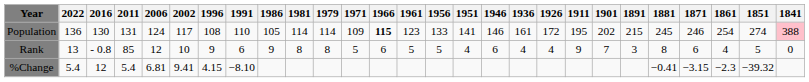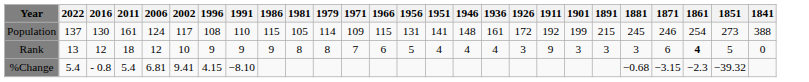- column: (411, 13)
(73, 31) 136 -> (73, 31) 137
(128, 31) 131 -> (128, 31) 161
(271, 31) 105 -> (271, 31) 115
(299, 31) 114 -> (299, 31) 105
(383, 31) bold -> (383, 31) normal
(439, 31) 133 -> (411, 31) 131
(495, 31) 146 -> (467, 31) 148
(579, 31) 195 -> (551, 31) 192
(606, 31) 202 -> (578, 31) 199
(758, 31) 274 -> (730, 31) 273
(790, 31) pink background -> (762, 31) no background
(101, 49) - 0.8 -> (101, 49) 12
(128, 49) 85 -> (128, 49) 18
(242, 49) 6 -> (242, 49) 9
(355, 49) 5 -> (355, 49) 7
(495, 49) 6 -> (467, 49) 4
(551, 49) 4 -> (523, 49) 3
(606, 49) 7 -> (578, 49) 3
(664, 49) 8 -> (636, 49) 3
(725, 49) normal -> (697, 49) bold
(101, 67) 12 -> (101, 67) - 0.8
(664, 67) −0.41 -> (636, 67) −0.68
